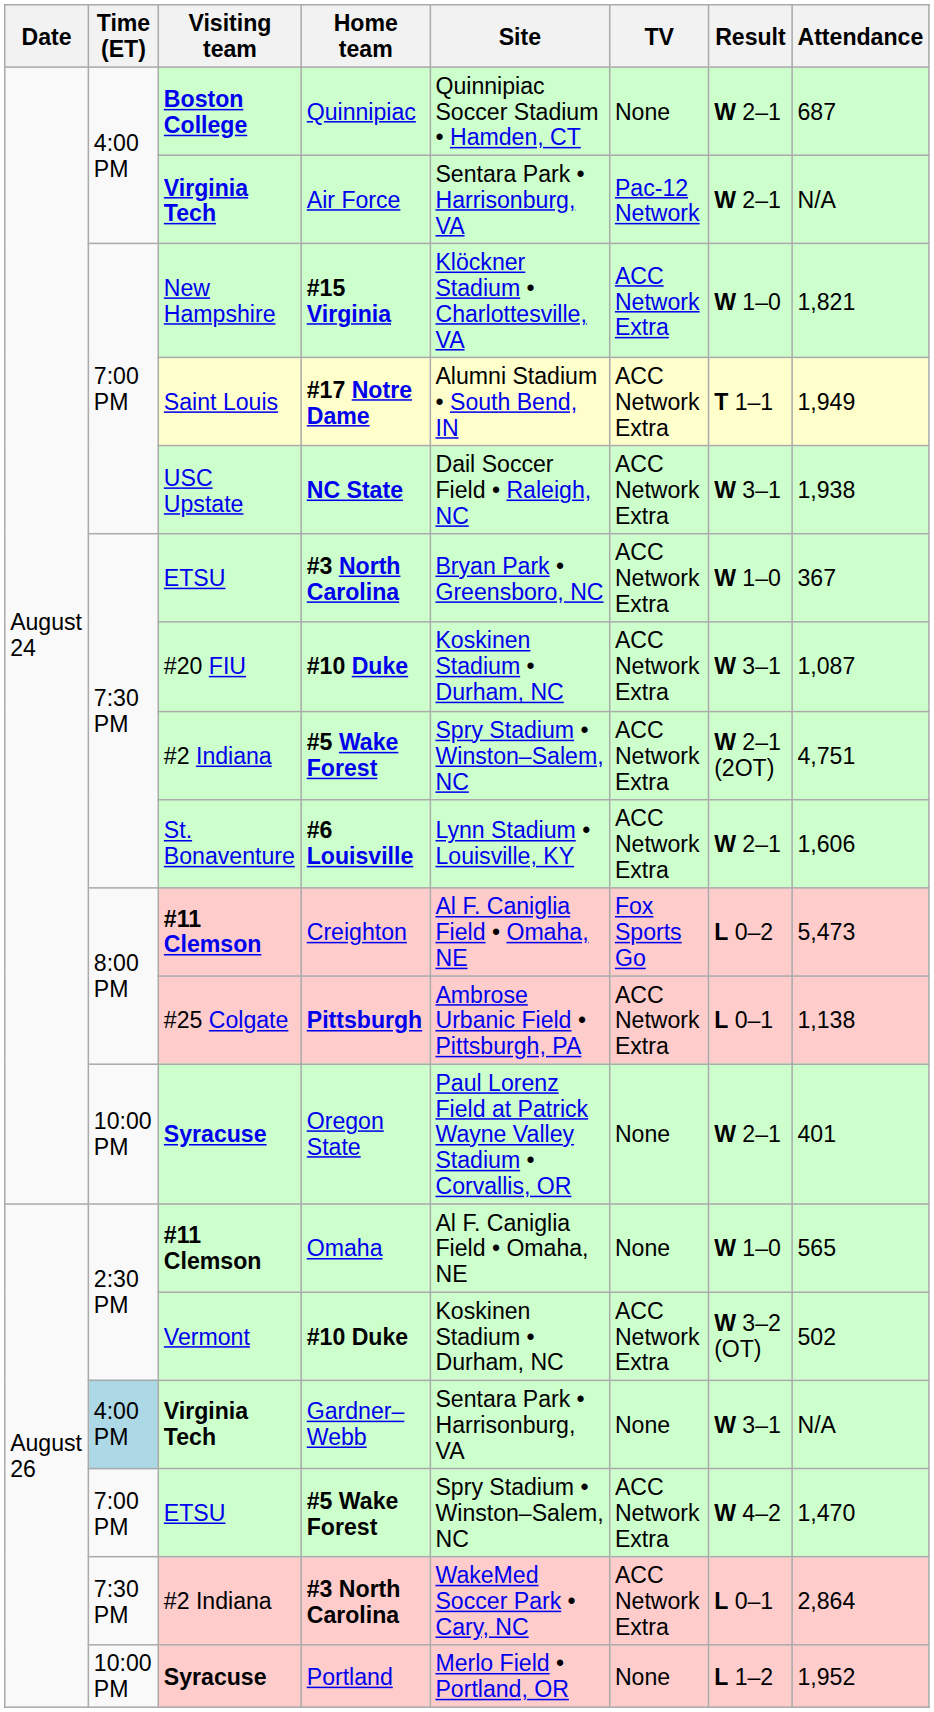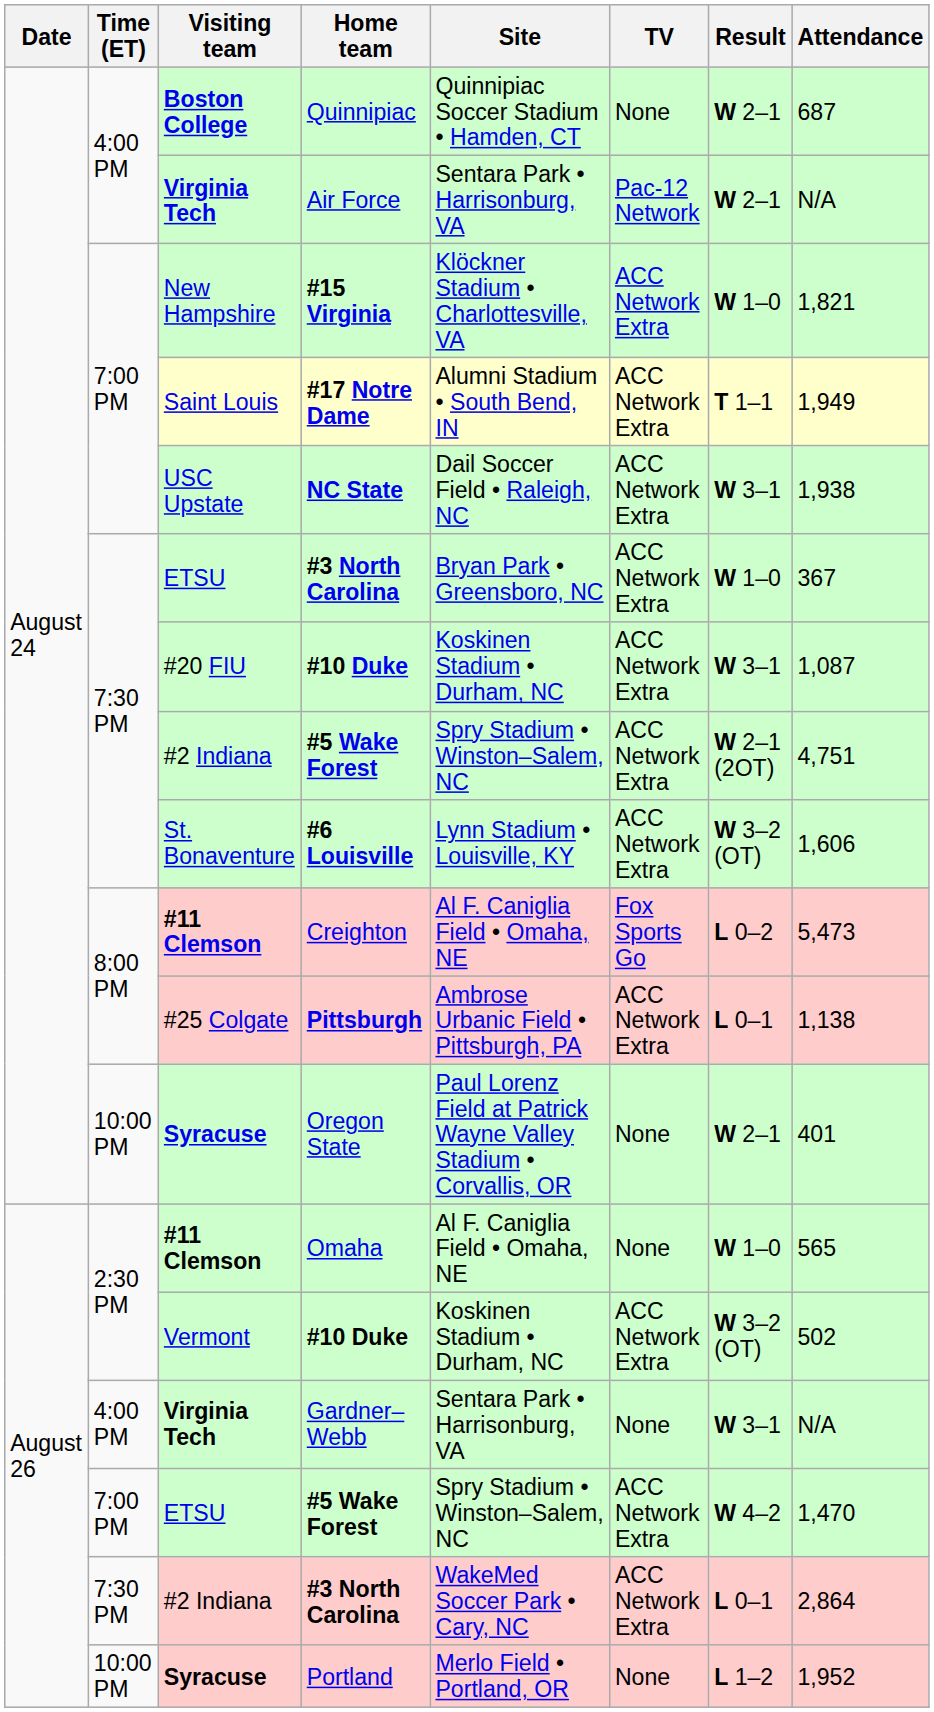(747, 843) W 2–1 -> (747, 843) W 3–2 (OT)
(116, 1425) lightblue background -> (116, 1425) no background
